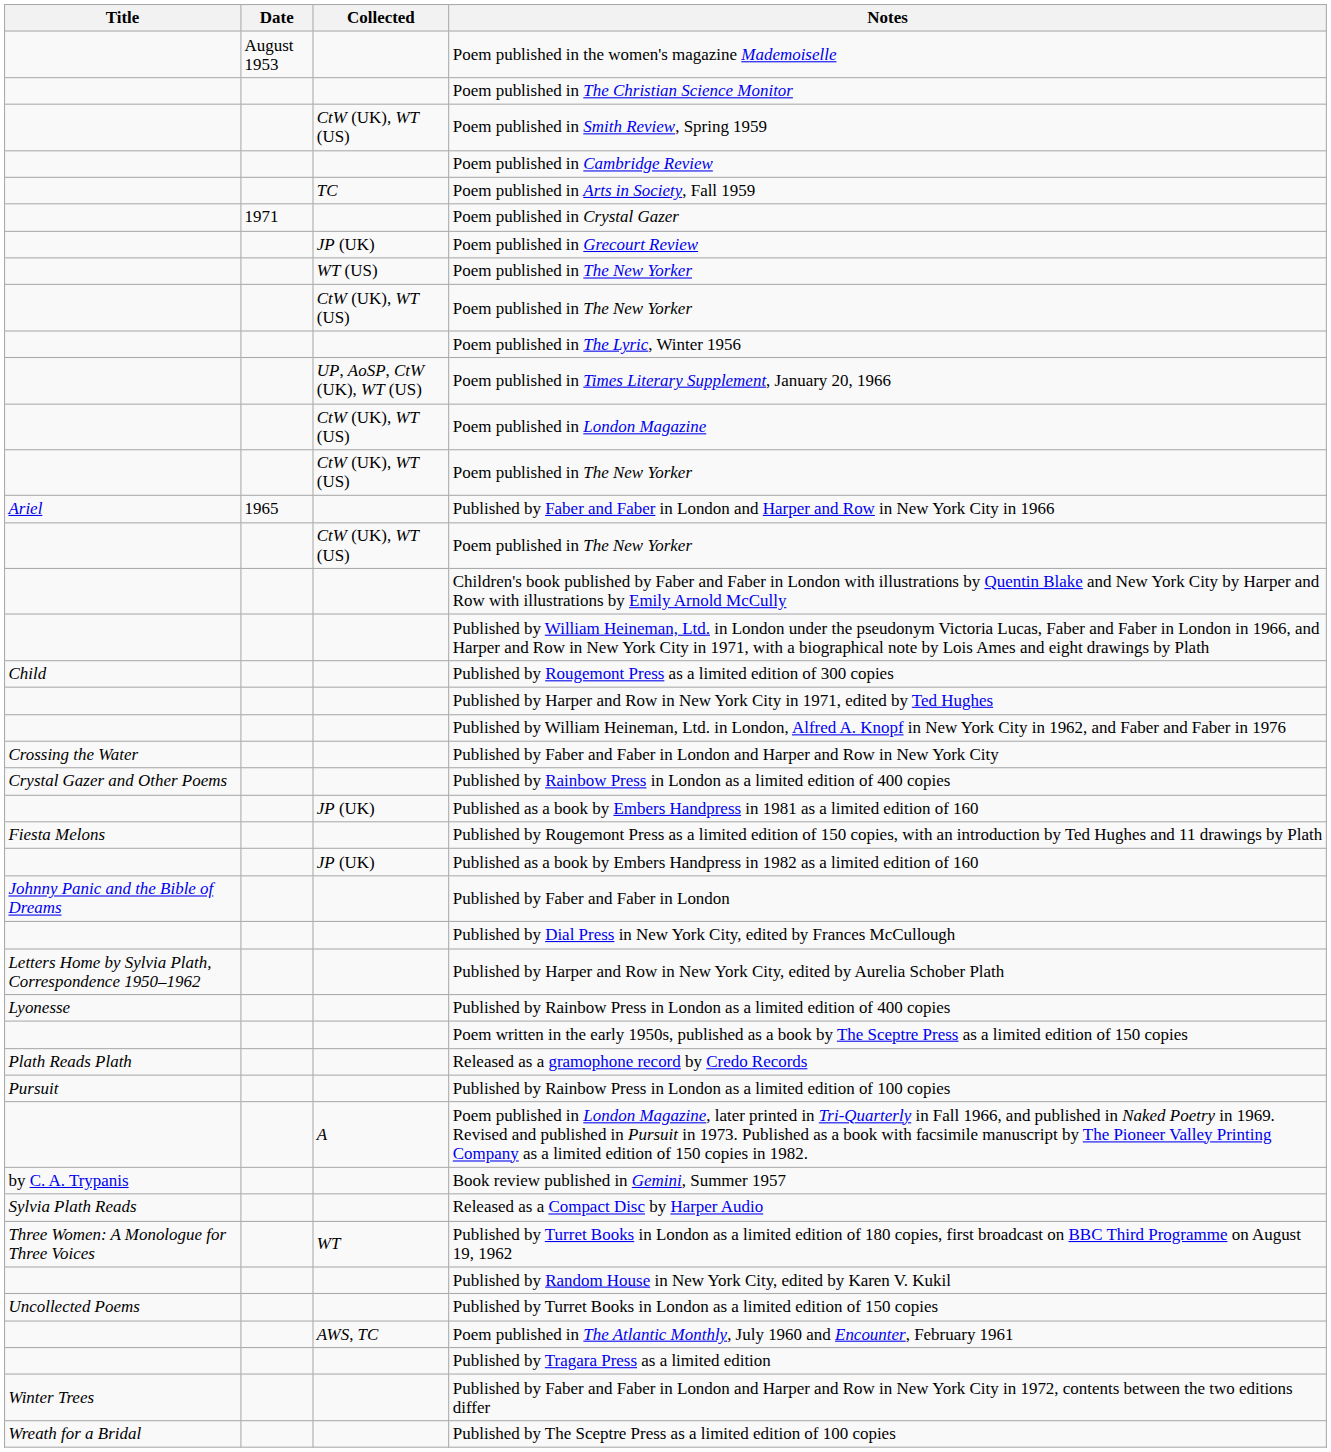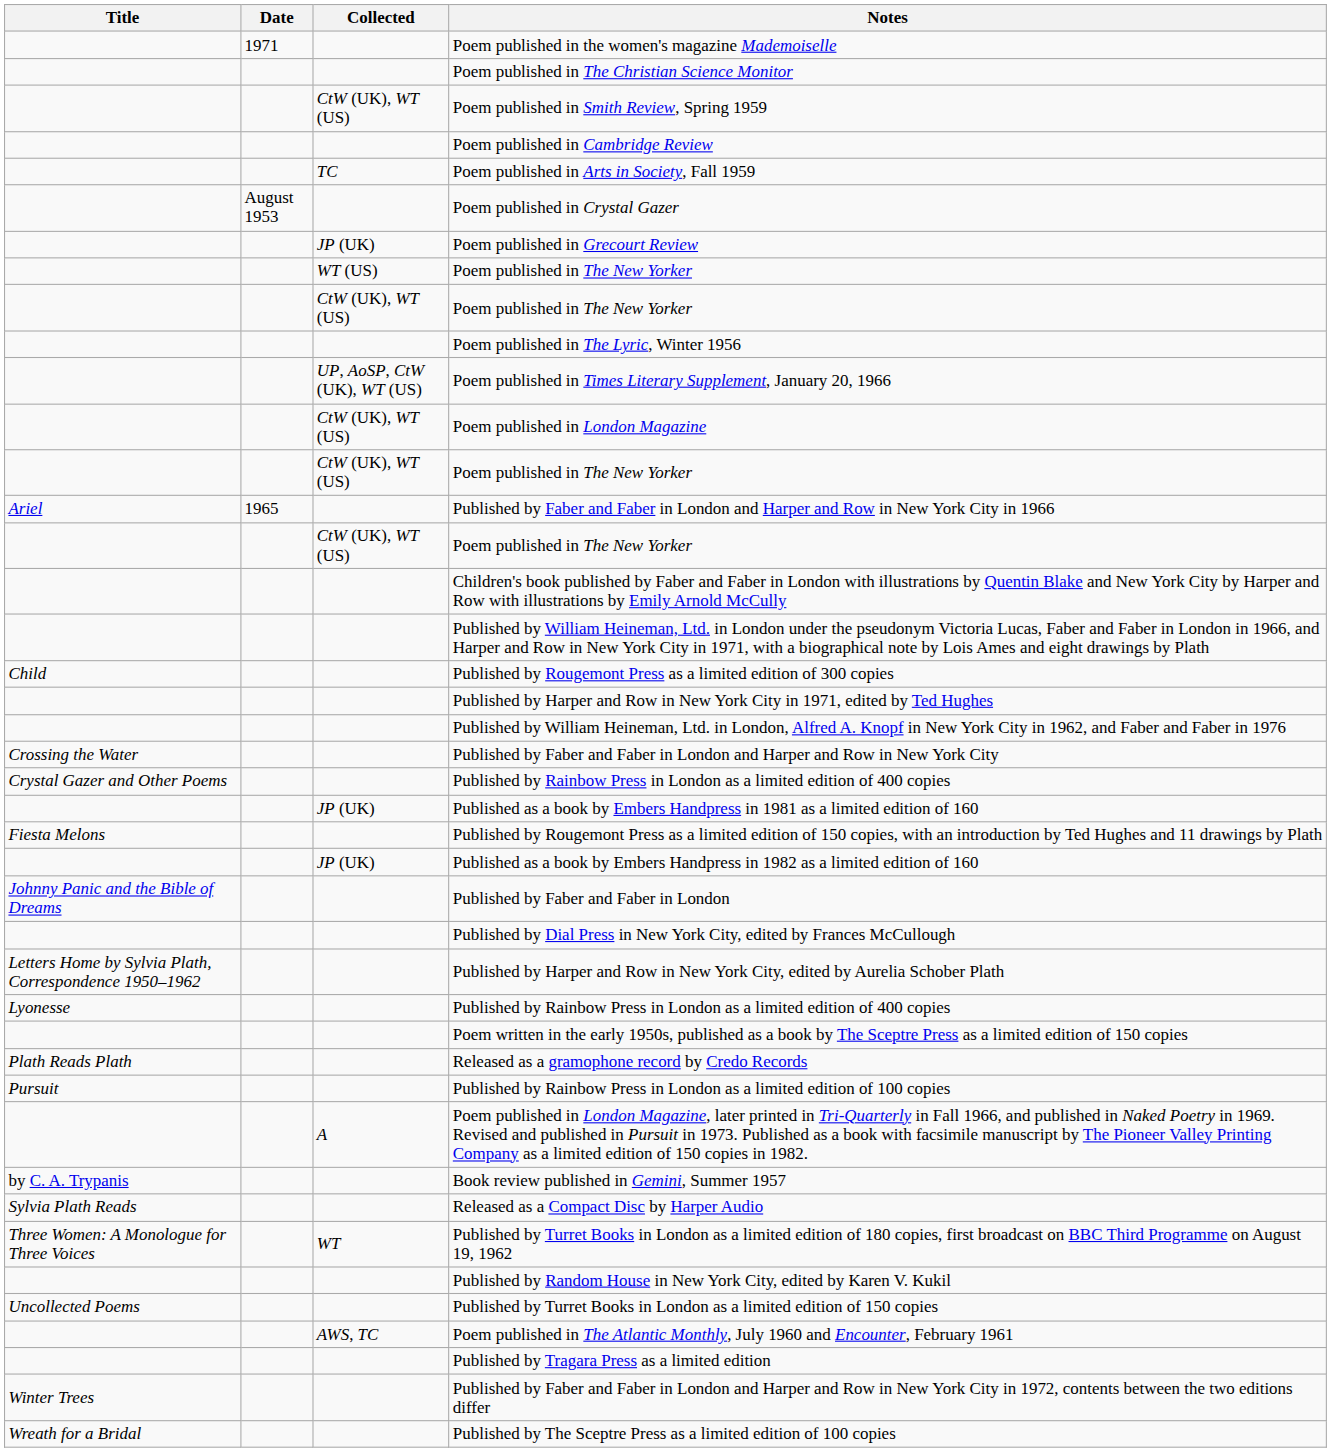(269, 54) August 1953 -> (261, 44) 1971
(261, 217) 1971 -> (269, 207) August 1953
